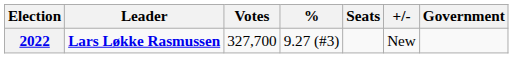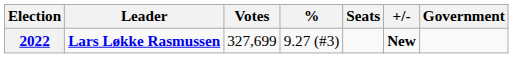(252, 40) 327,700 -> (252, 40) 327,699
(402, 40) normal -> (402, 40) bold
